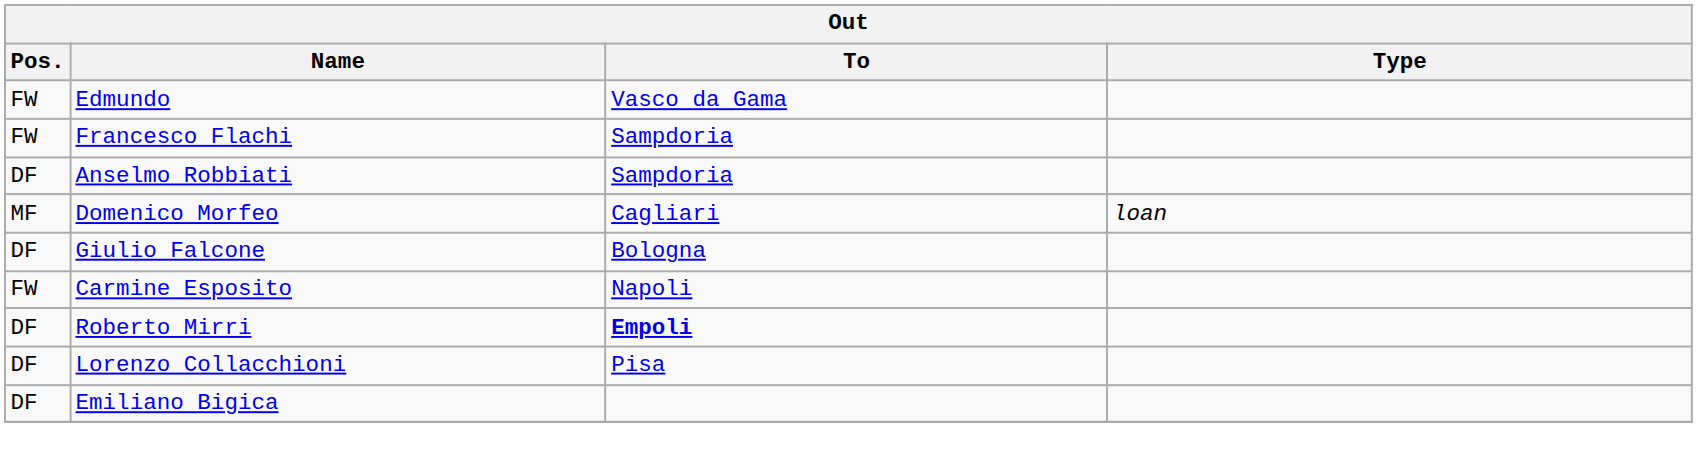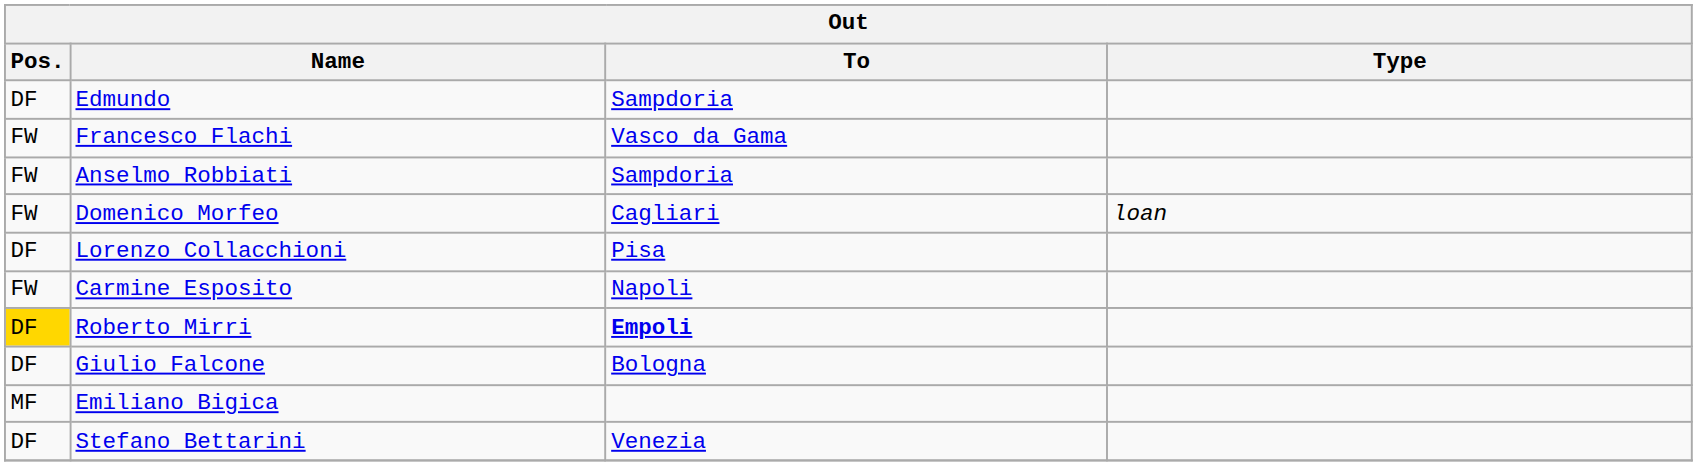(24, 99) FW -> (24, 99) DF
(699, 99) Vasco da Gama -> (672, 99) Sampdoria
(672, 137) Sampdoria -> (699, 137) Vasco da Gama
(24, 175) DF -> (24, 175) FW
(24, 213) MF -> (24, 213) FW
rows swapped: (170, 251) <-> (211, 365)
(24, 327) no background -> (24, 327) gold background
(24, 403) DF -> (24, 403) MF
+ row: (191, 441)
